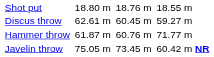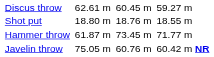rows swapped: (23, 7) <-> (33, 21)
(134, 35) 60.76 m -> (134, 35) 73.45 m
(134, 48) 73.45 m -> (134, 48) 60.76 m
